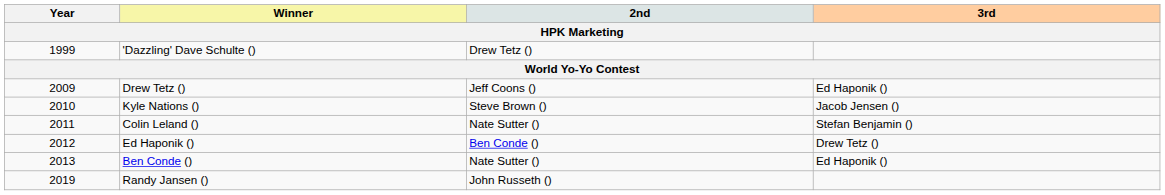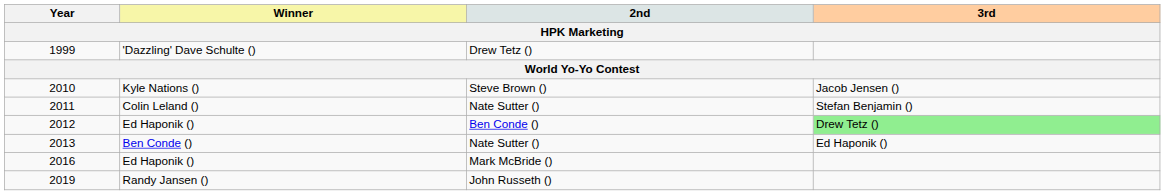- row: (62, 87)
(847, 143) no background -> (847, 124) lightgreen background
+ row: (62, 161)
